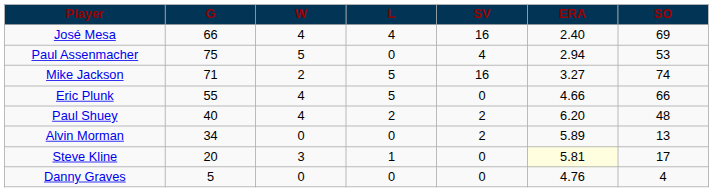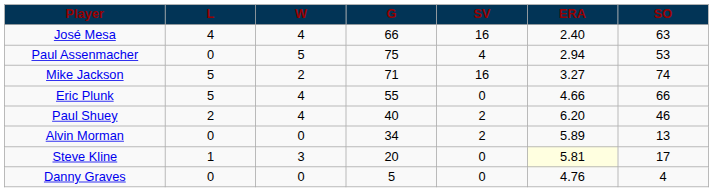columns swapped: (211, 14) <-> (392, 14)
(663, 34) 69 -> (663, 34) 63
(663, 116) 48 -> (663, 116) 46
